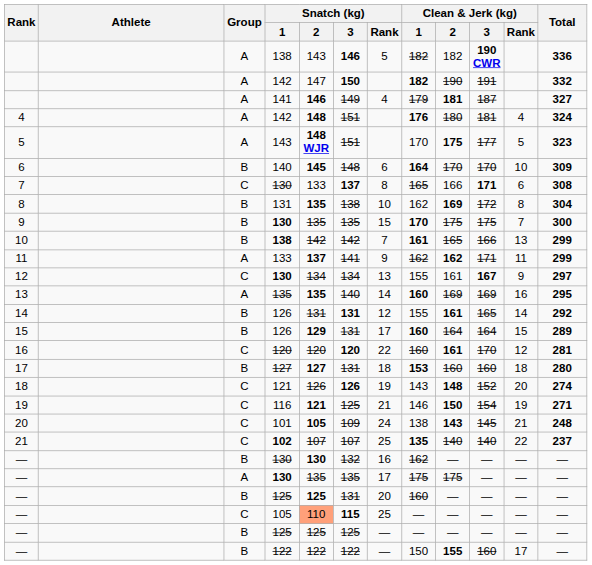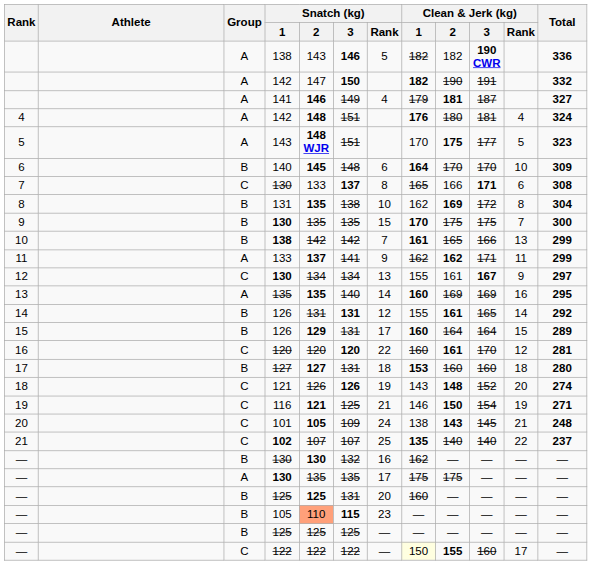(244, 514) C -> (244, 514) B
(384, 514) 25 -> (384, 514) 23
(244, 551) B -> (244, 551) C
(419, 551) no background -> (419, 551) lightyellow background
